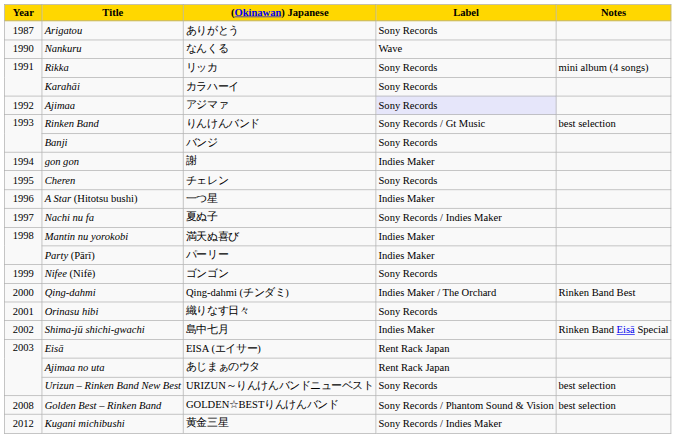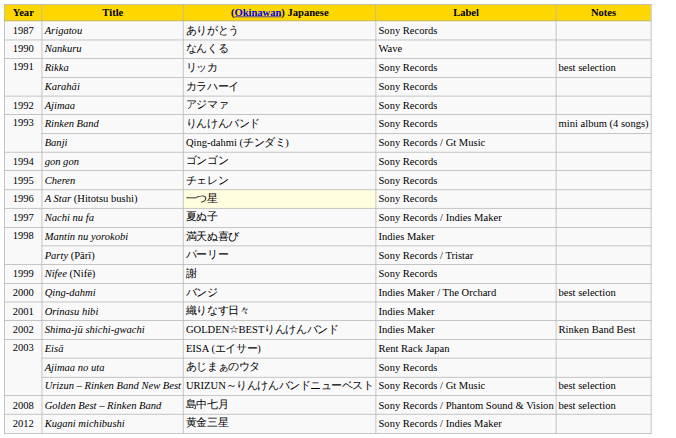(604, 68) mini album (4 songs) -> (587, 68) best selection
(408, 105) lavender background -> (408, 105) no background
(432, 124) Sony Records / Gt Music -> (408, 124) Sony Records
(587, 124) best selection -> (604, 124) mini album (4 songs)
(202, 142) バンジ -> (237, 142) Qing-dahmi (チンダミ)
(408, 142) Sony Records -> (432, 142) Sony Records / Gt Music
(191, 161) 謝 -> (207, 161) ゴンゴン
(406, 161) Indies Maker -> (408, 161) Sony Records
(202, 198) no background -> (202, 198) lightyellow background
(406, 199) Indies Maker -> (408, 199) Sony Records
(406, 255) Indies Maker -> (426, 255) Sony Records / Tristar
(207, 273) ゴンゴン -> (191, 273) 謝
(237, 292) Qing-dahmi (チンダミ) -> (202, 292) バンジ
(597, 292) Rinken Band Best -> (587, 292) best selection
(408, 311) Sony Records -> (406, 311) Indies Maker
(207, 329) 島中七月 -> (262, 329) GOLDEN☆BESTりんけんバンド
(614, 330) Rinken Band Eisā Special -> (597, 330) Rinken Band Best
(414, 367) Rent Rack Japan -> (408, 367) Sony Records
(408, 386) Sony Records -> (432, 386) Sony Records / Gt Music
(262, 404) GOLDEN☆BESTりんけんバンド -> (207, 404) 島中七月
